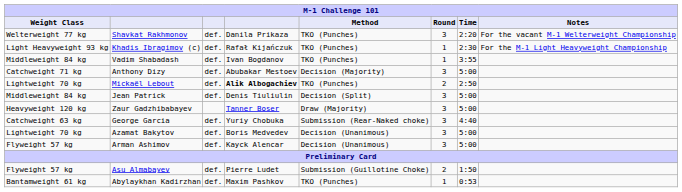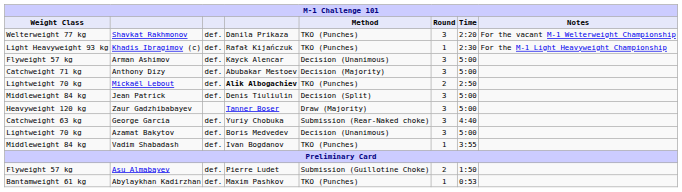rows swapped: (141, 145) <-> (145, 60)
